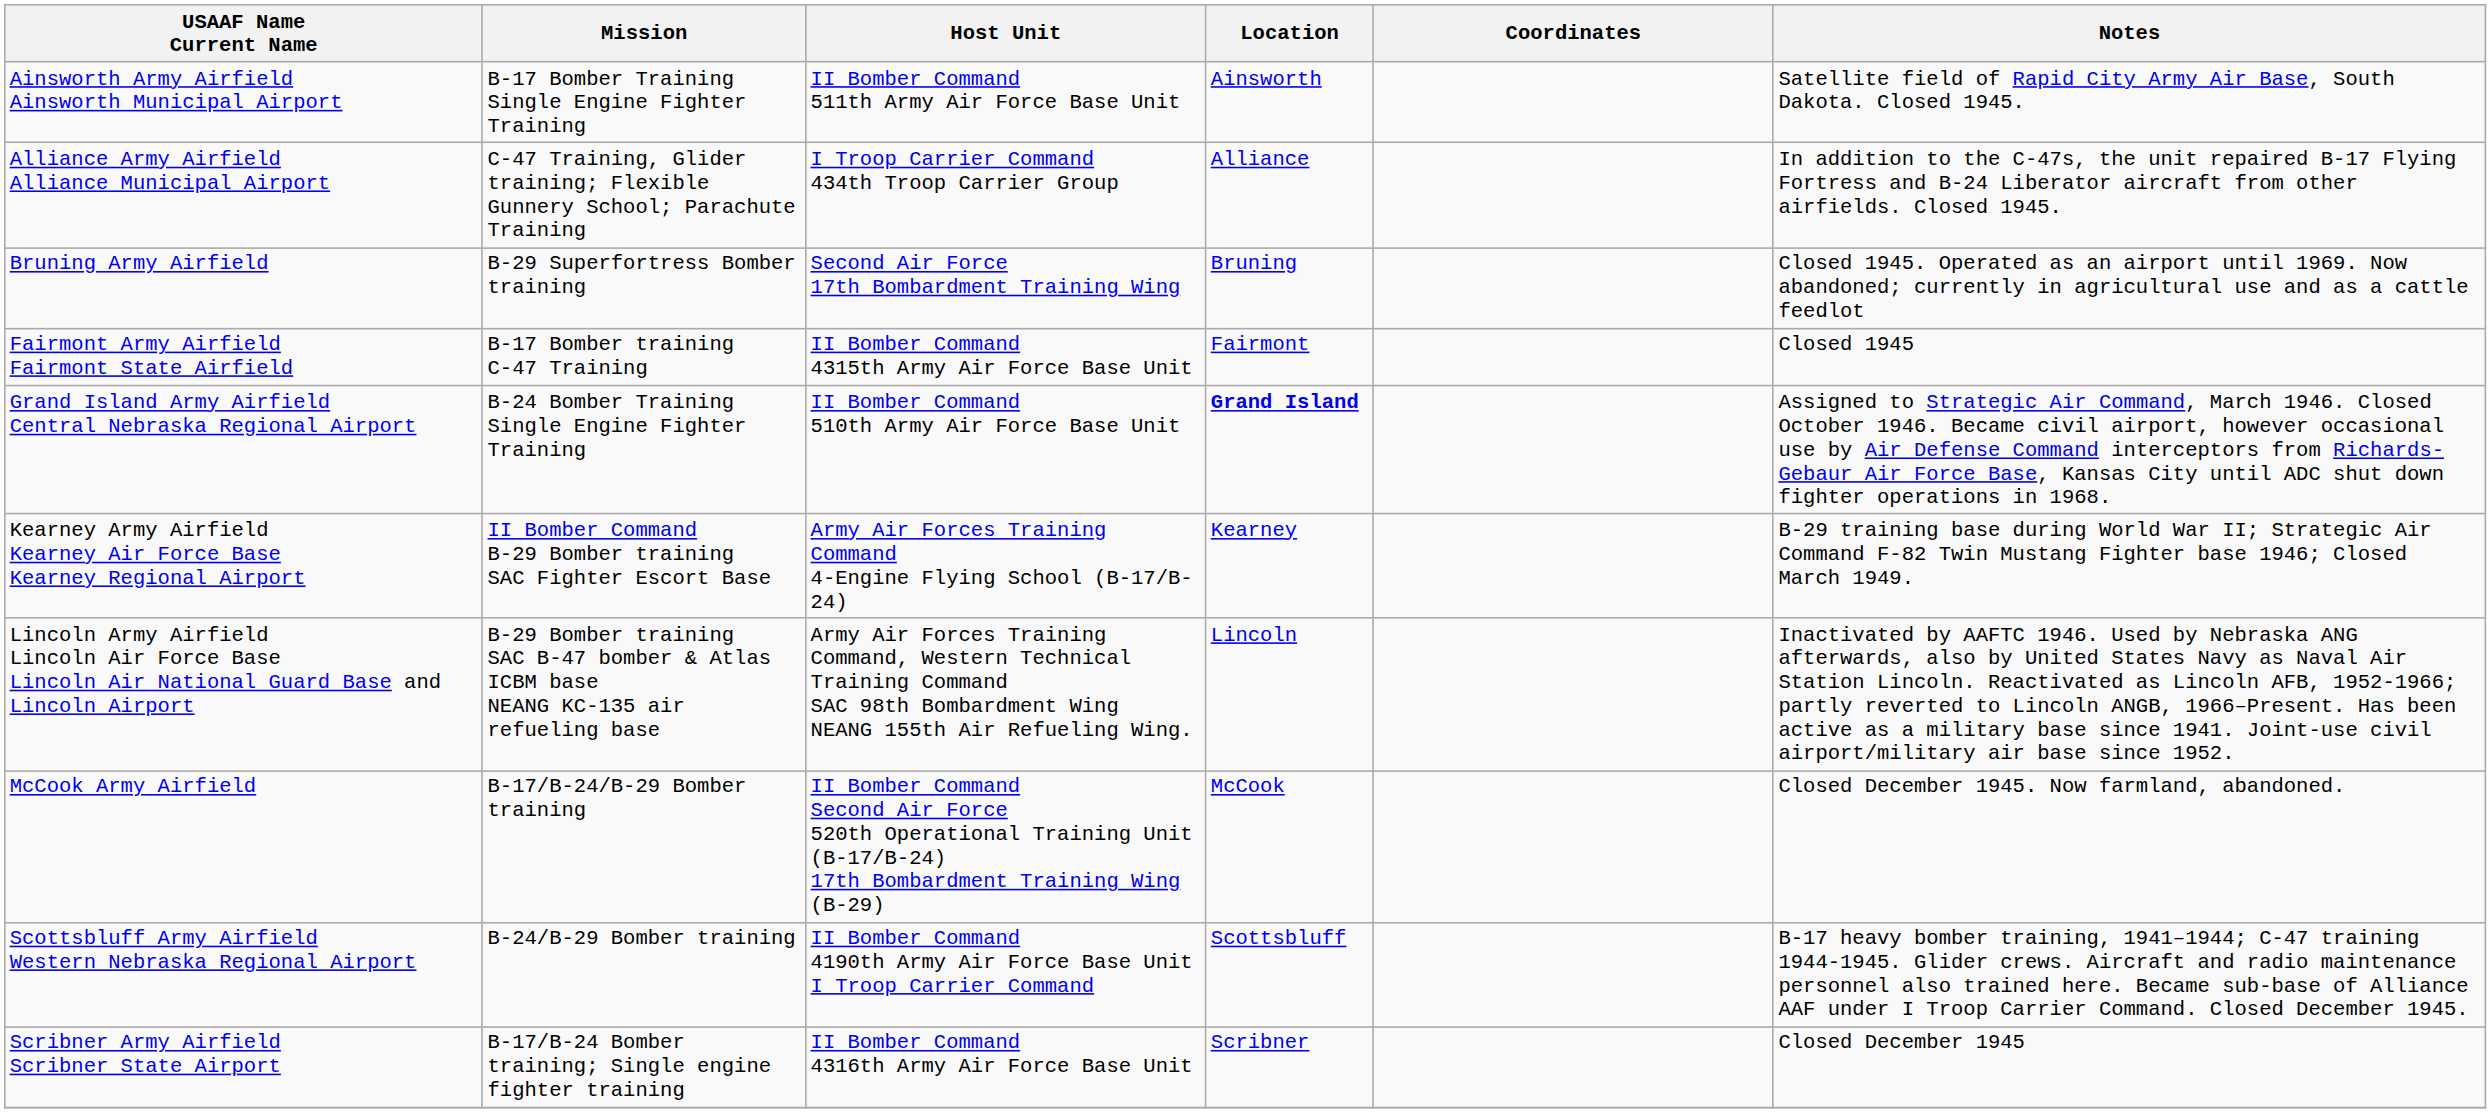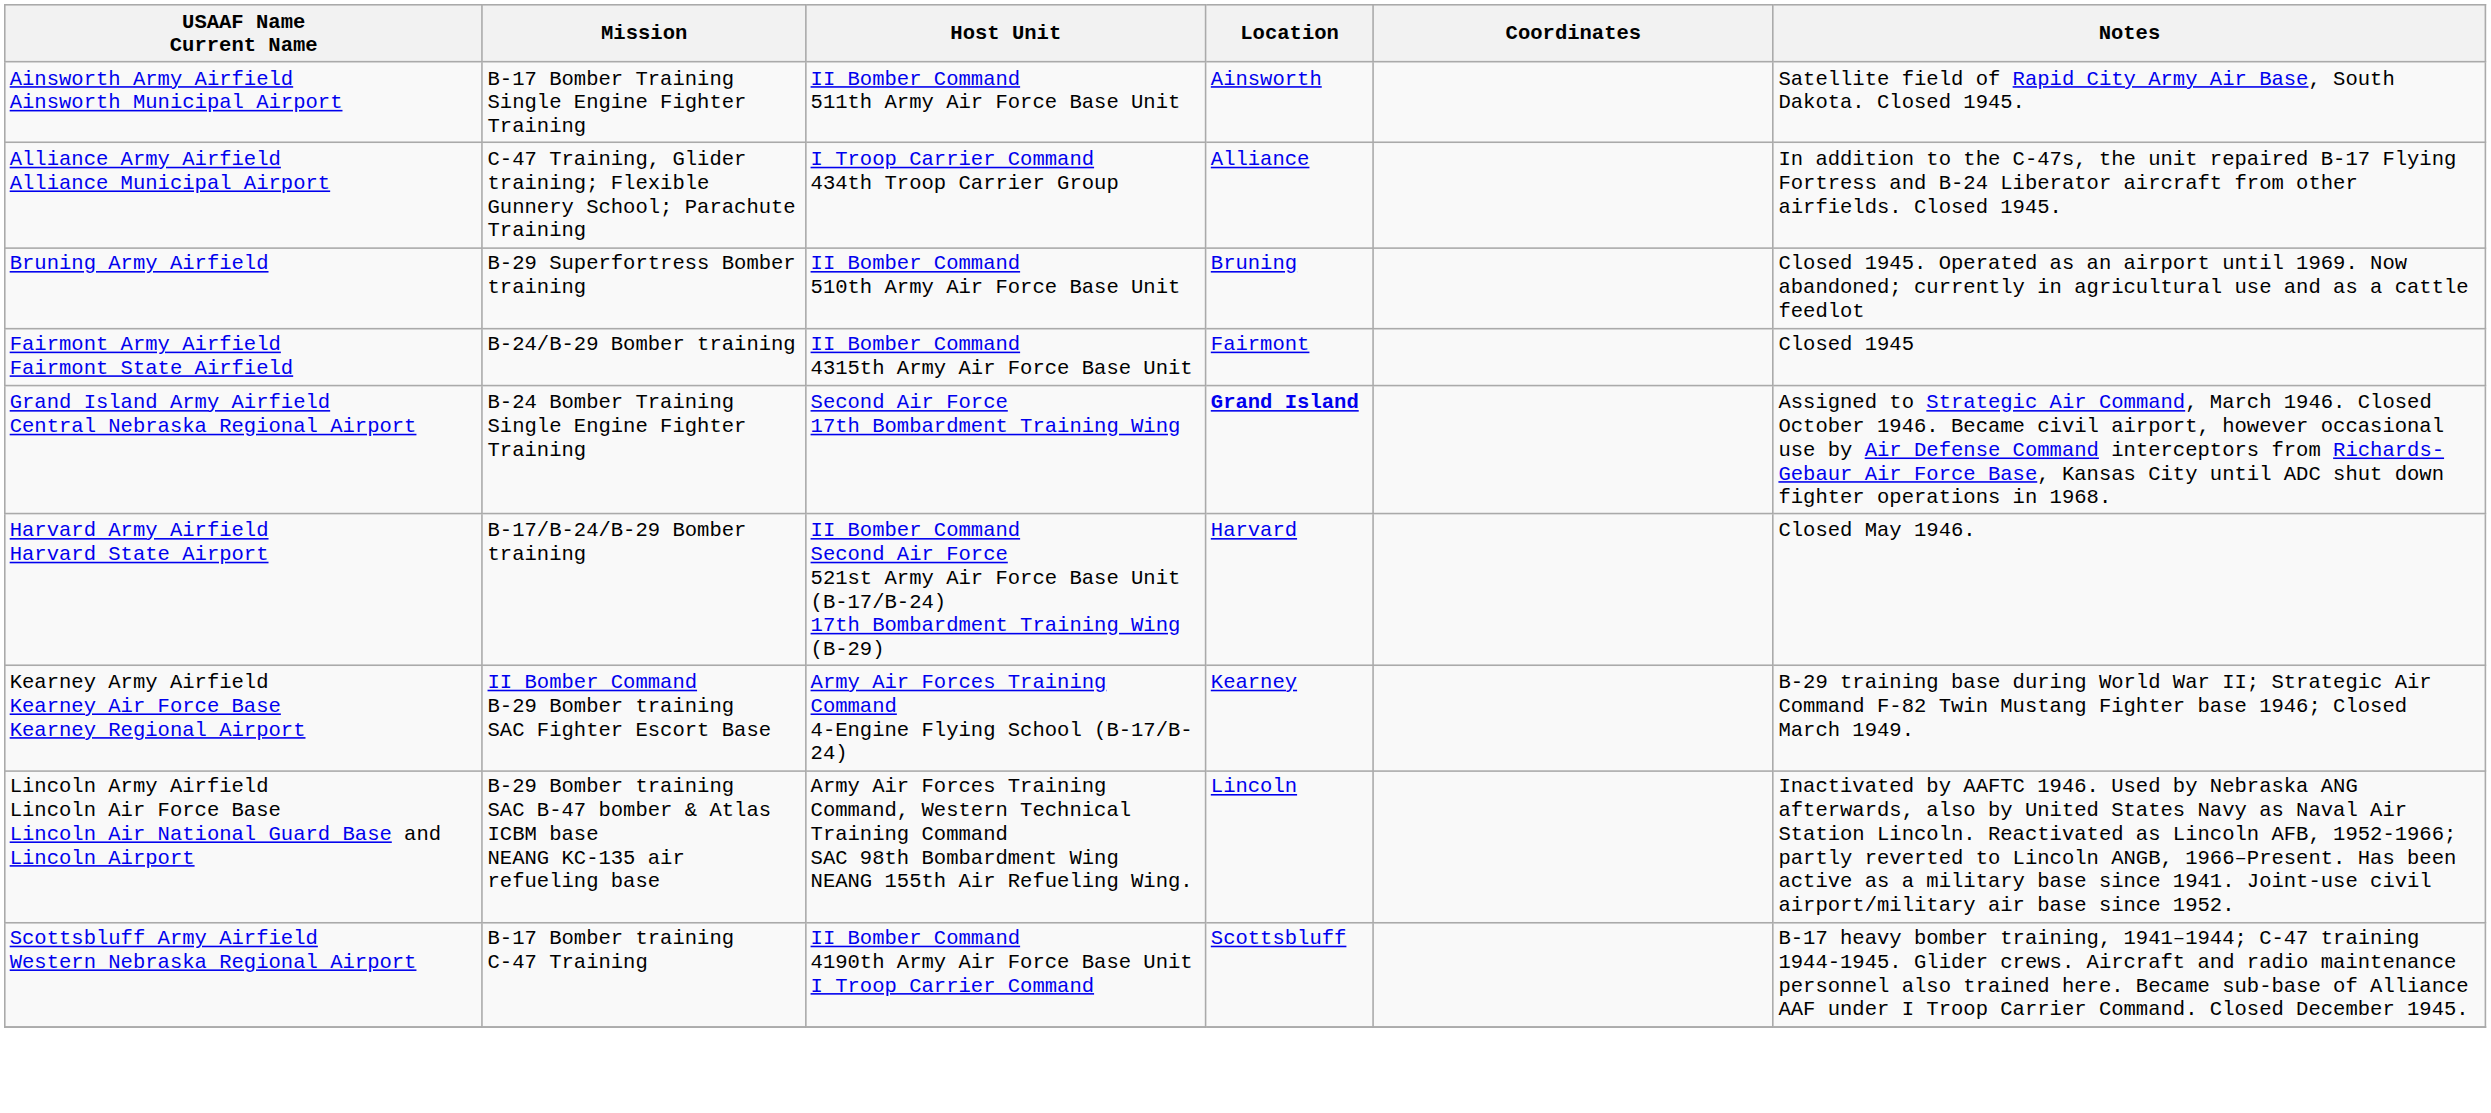(995, 276) Second Air Force 17th Bombardment Training Wing -> (995, 276) II Bomber Command 510th Army Air Force Base Unit
(611, 357) B-17 Bomber training C-47 Training -> (642, 345) B-24/B-29 Bomber training
(995, 414) II Bomber Command 510th Army Air Force Base Unit -> (995, 414) Second Air Force 17th Bombardment Training Wing
+ row: (139, 542)
- row: (133, 787)
(642, 939) B-24/B-29 Bomber training -> (611, 951) B-17 Bomber training C-47 Training
- row: (145, 1055)
